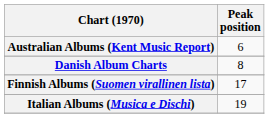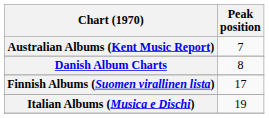(240, 46) 6 -> (240, 46) 7
